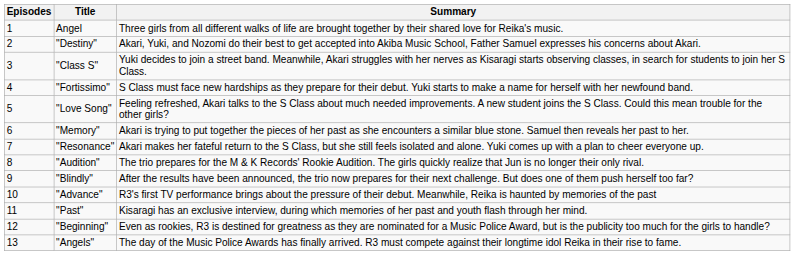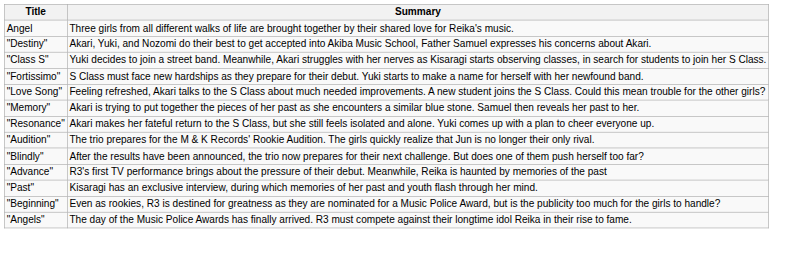- column: (29, 12)
